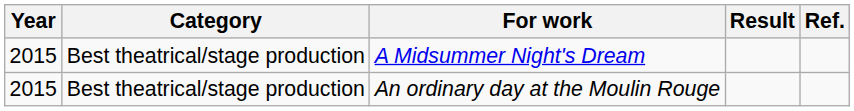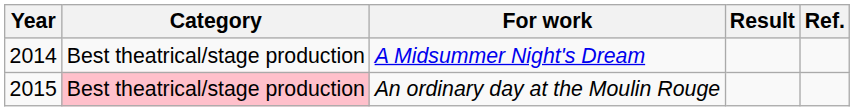(33, 55) 2015 -> (33, 55) 2014
(216, 88) no background -> (216, 88) pink background
